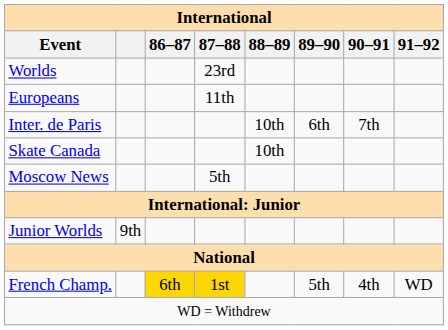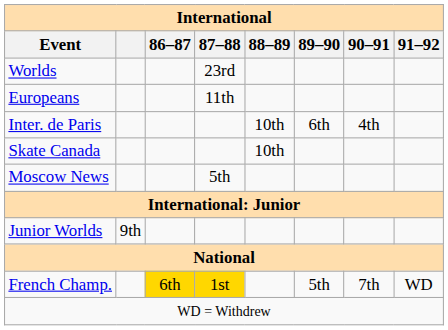(369, 124) 7th -> (369, 124) 4th
(369, 284) 4th -> (369, 284) 7th
